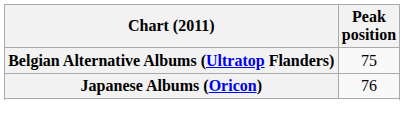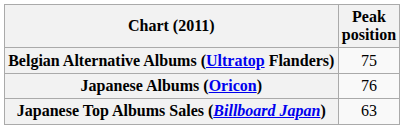+ row: (171, 111)
